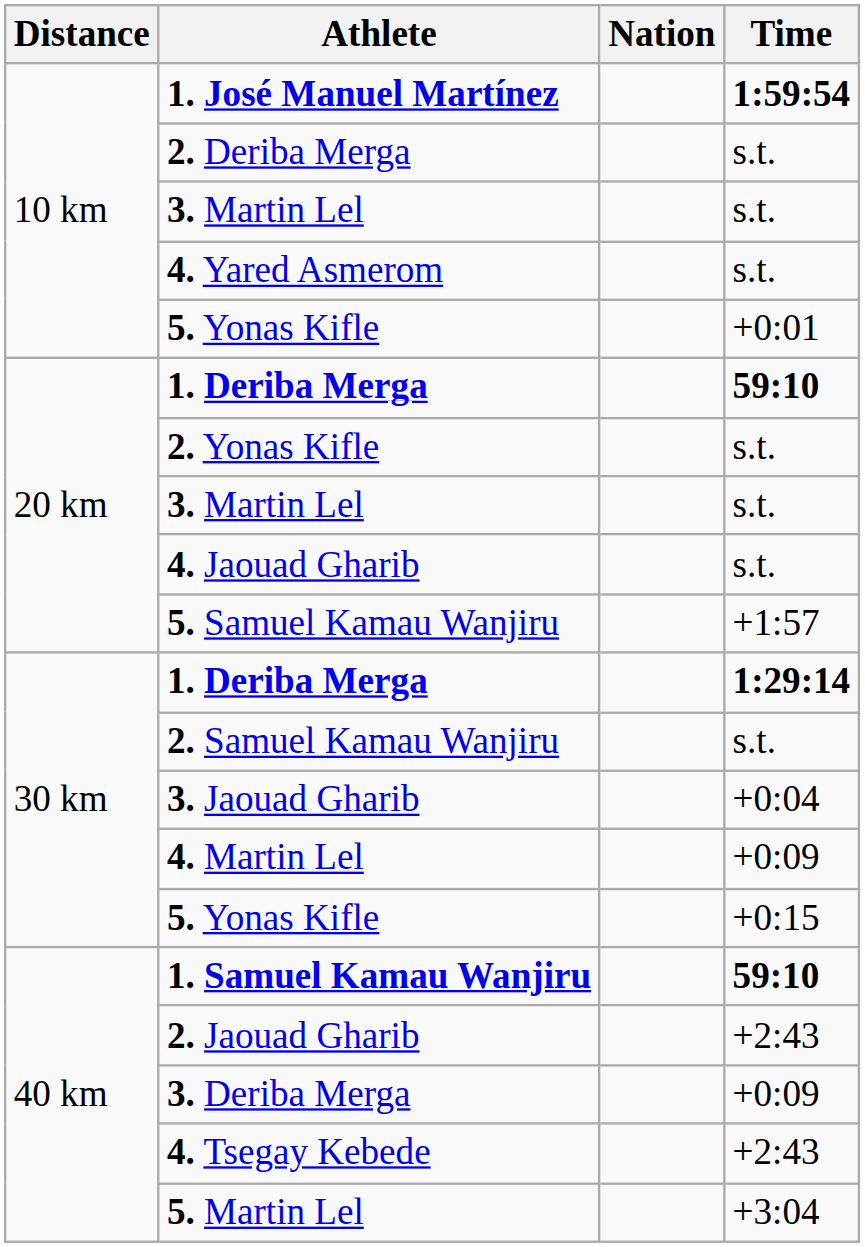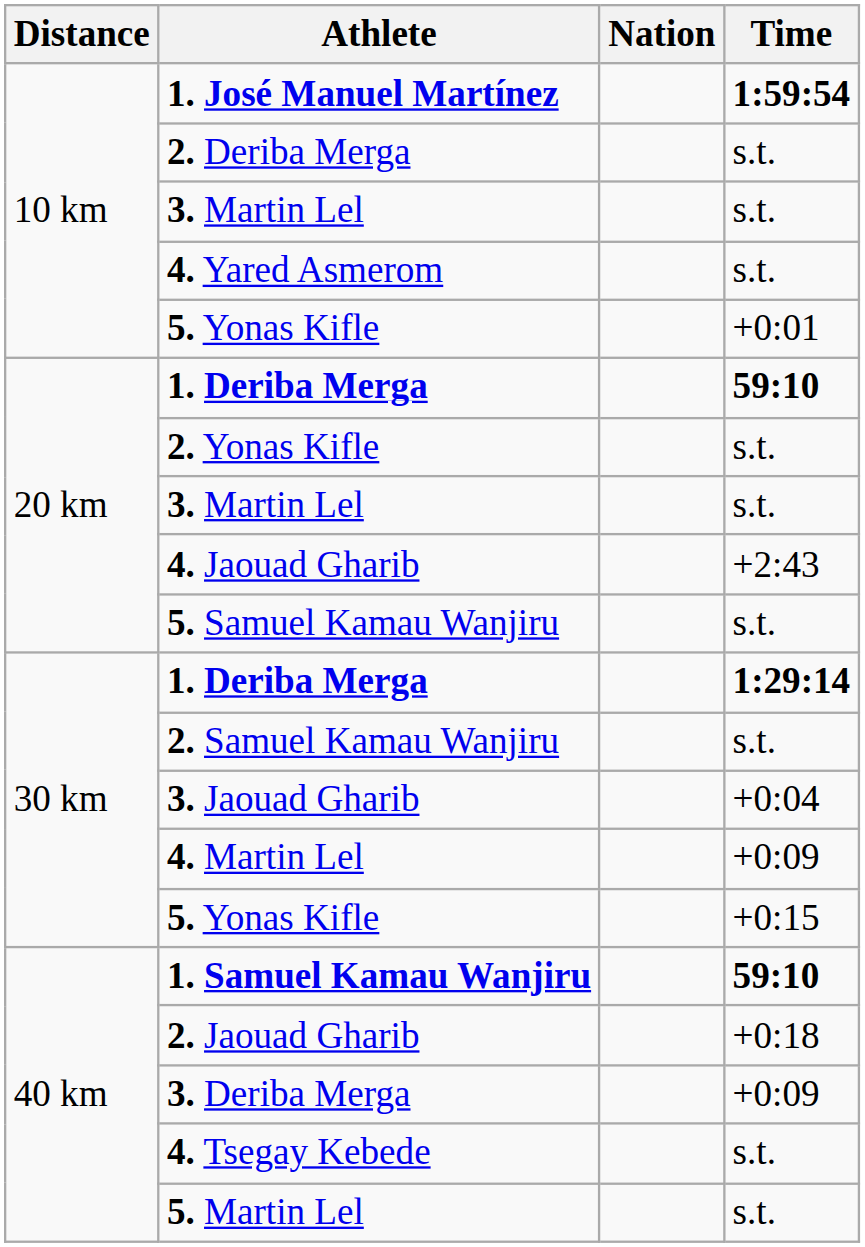(754, 563) s.t. -> (776, 563) +2:43
(776, 622) +1:57 -> (754, 622) s.t.
(776, 1034) +2:43 -> (776, 1034) +0:18
(776, 1152) +2:43 -> (754, 1152) s.t.
(776, 1211) +3:04 -> (754, 1211) s.t.
